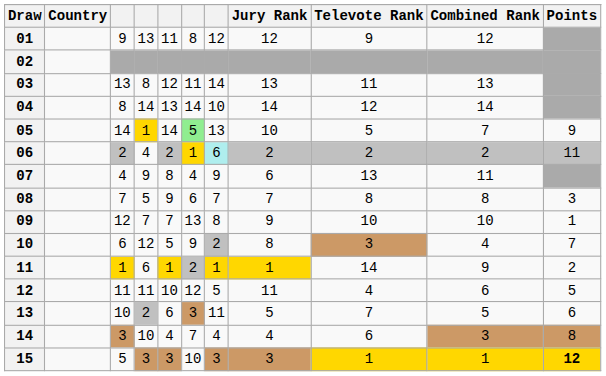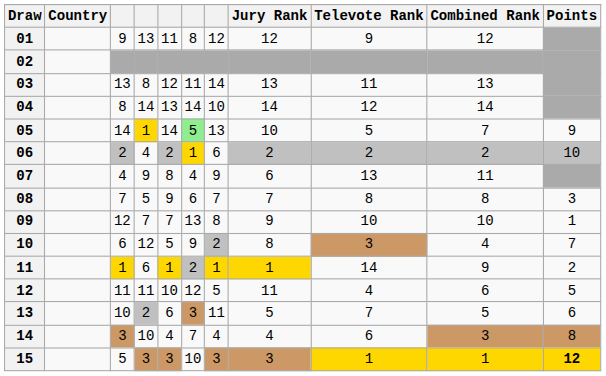(217, 153) paleturquoise background -> (217, 153) no background
(572, 153) 11 -> (572, 153) 10
